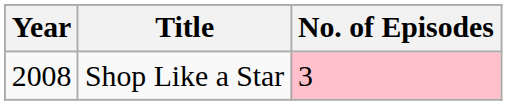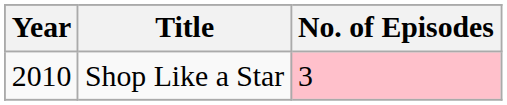(42, 75) 2008 -> (42, 75) 2010
